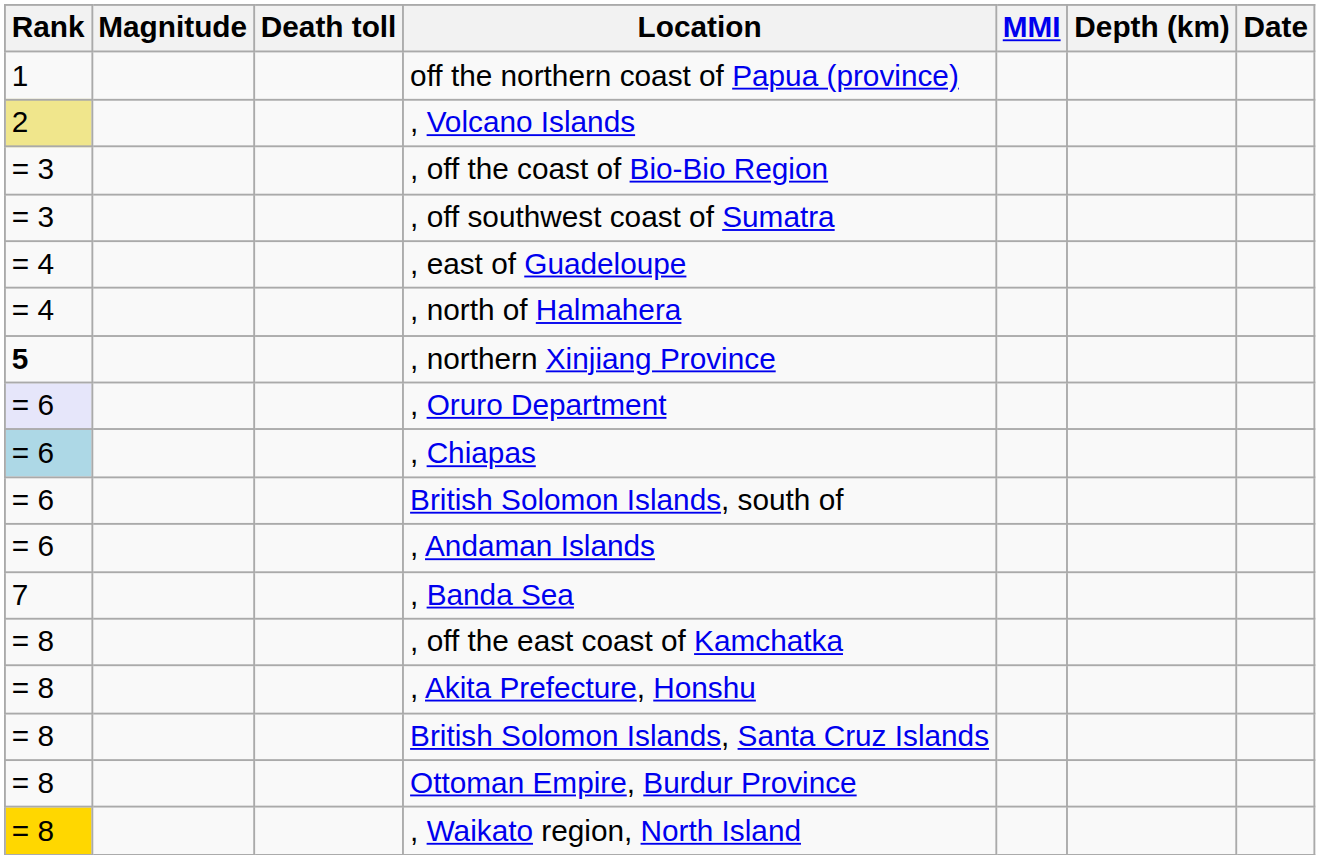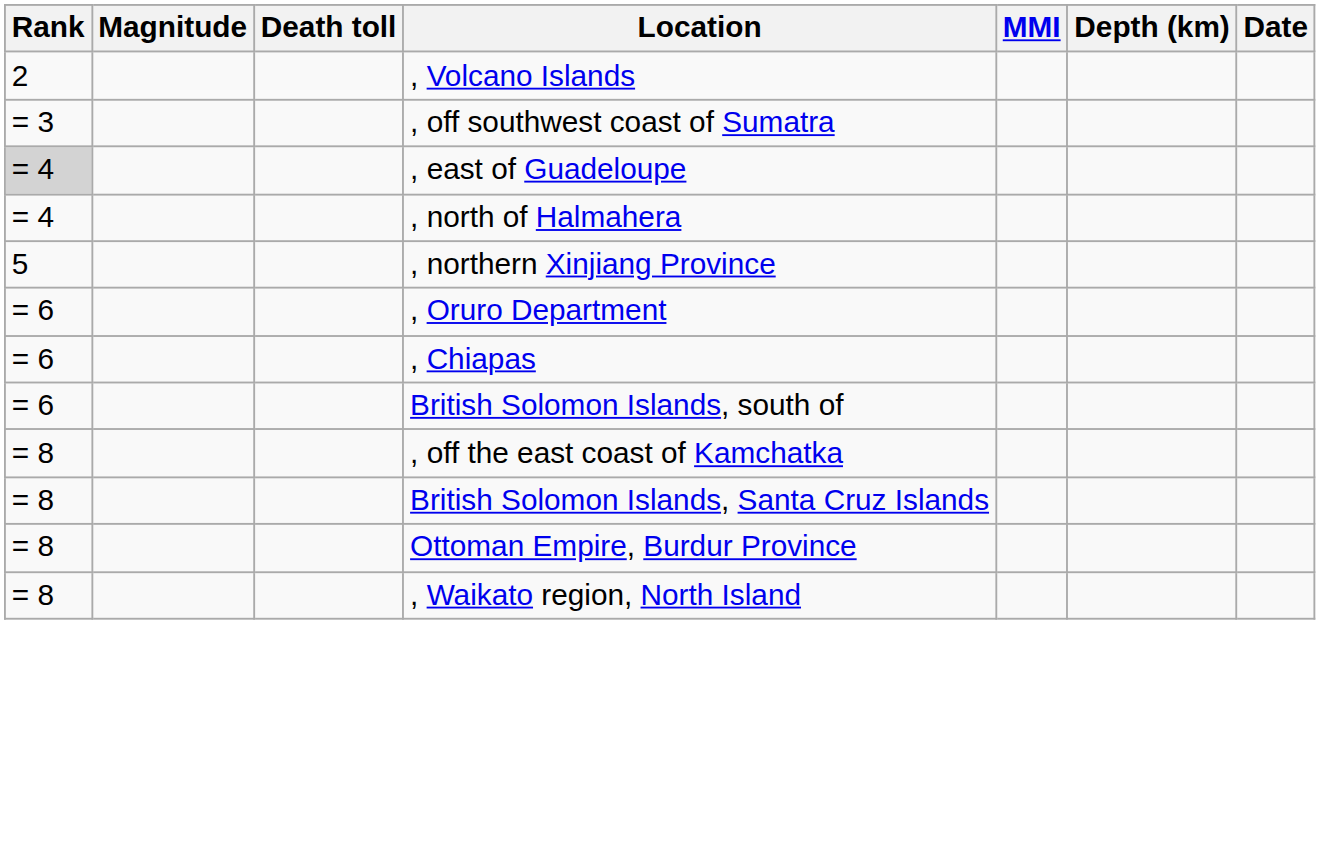- row: (684, 75)
(20, 122) khaki background -> (20, 75) no background
- row: (619, 169)
(33, 264) no background -> (33, 169) lightgrey background
(20, 358) bold -> (20, 264) normal
(33, 405) lavender background -> (33, 311) no background
(33, 452) lightblue background -> (33, 358) no background
- row: (533, 547)
- row: (492, 594)
- row: (583, 688)
(33, 830) gold background -> (33, 594) no background
